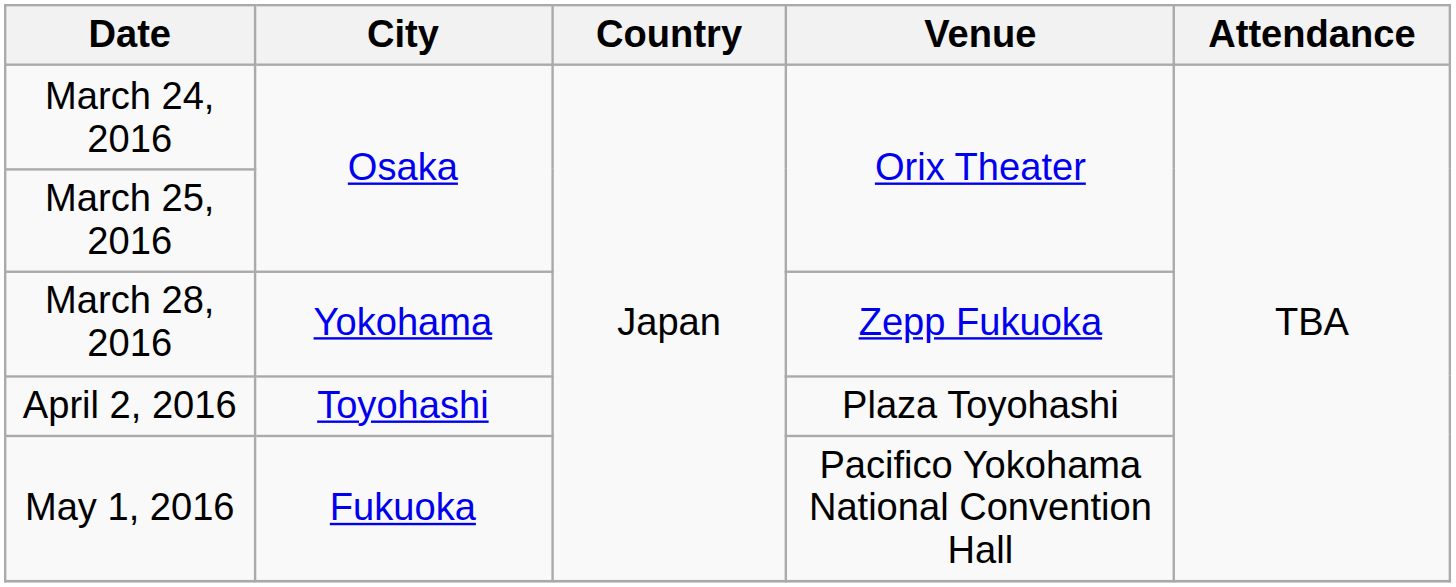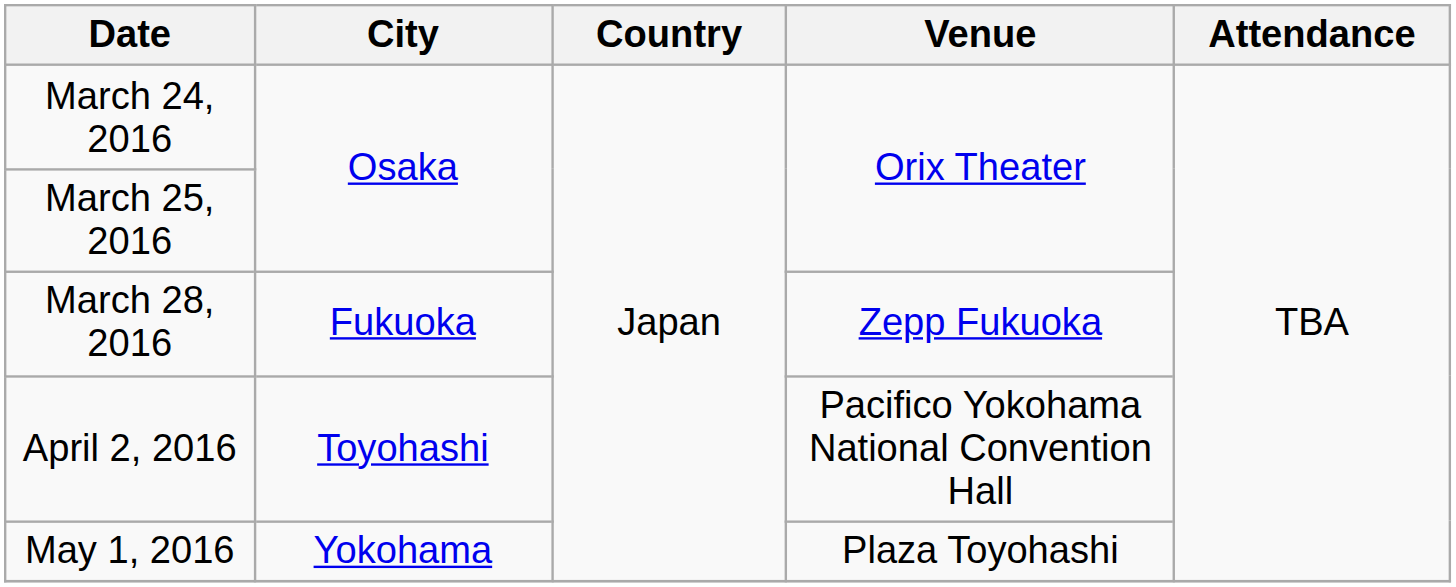(403, 322) Yokohama -> (403, 322) Fukuoka
(980, 404) Plaza Toyohashi -> (980, 447) Pacifico Yokohama National Convention Hall
(403, 508) Fukuoka -> (403, 550) Yokohama
(980, 508) Pacifico Yokohama National Convention Hall -> (980, 550) Plaza Toyohashi
